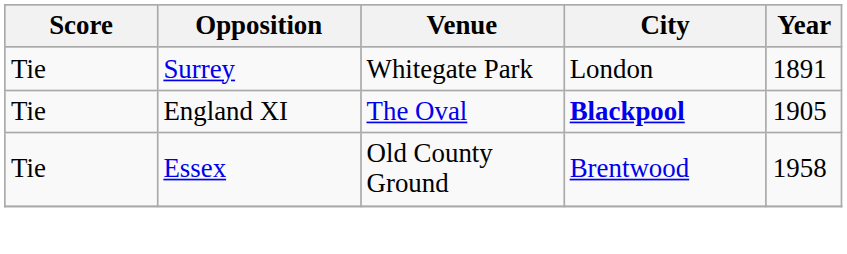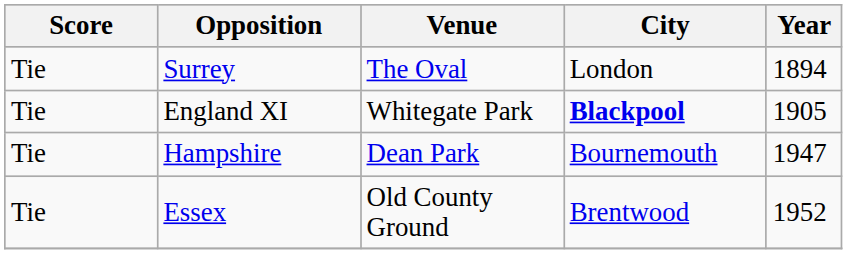(450, 68) Whitegate Park -> (417, 68) The Oval
(800, 68) 1891 -> (800, 68) 1894
(417, 111) The Oval -> (450, 111) Whitegate Park
+ row: (222, 153)
(800, 168) 1958 -> (800, 211) 1952
